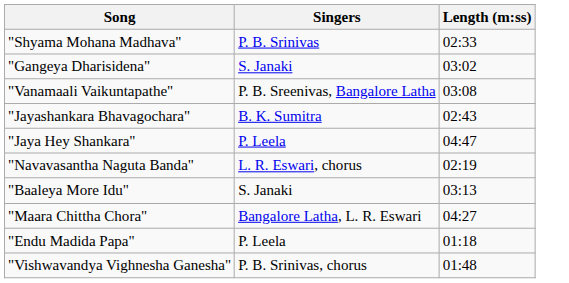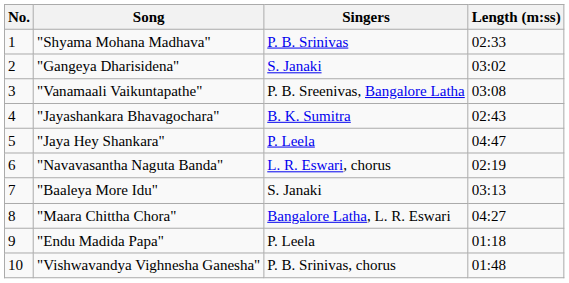+ column: (19, 17)
